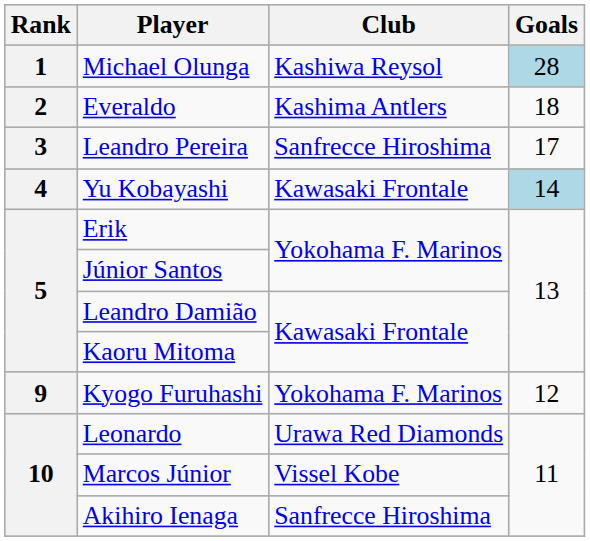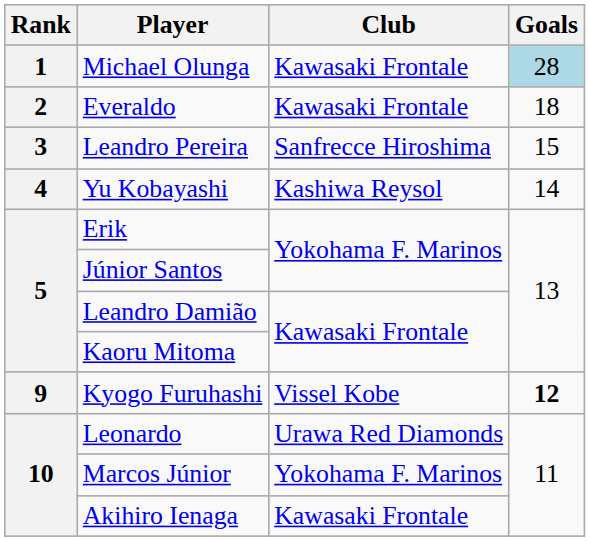(358, 65) Kashiwa Reysol -> (371, 65) Kawasaki Frontale
(360, 106) Kashima Antlers -> (371, 106) Kawasaki Frontale
(547, 147) 17 -> (547, 147) 15
(371, 188) Kawasaki Frontale -> (358, 188) Kashiwa Reysol
(547, 188) lightblue background -> (547, 188) no background
(388, 392) Yokohama F. Marinos -> (337, 392) Vissel Kobe
(547, 392) normal -> (547, 392) bold
(337, 474) Vissel Kobe -> (388, 474) Yokohama F. Marinos
(383, 515) Sanfrecce Hiroshima -> (371, 515) Kawasaki Frontale
